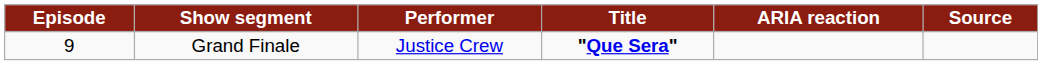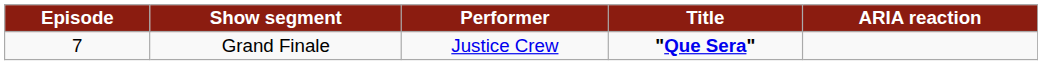- column: (980, 18)
(69, 45) 9 -> (77, 45) 7
